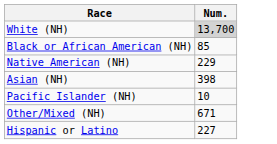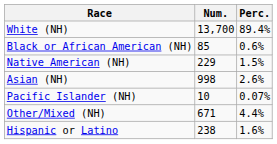+ column: (255, 13)
(216, 30) lightgrey background -> (216, 30) no background
(207, 80) 398 -> (207, 80) 998
(207, 130) 227 -> (207, 130) 238
